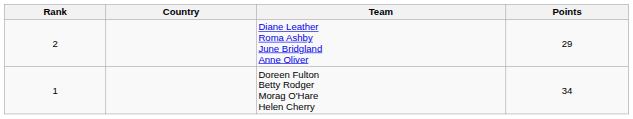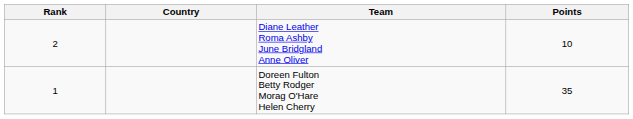(567, 43) 29 -> (567, 43) 10
(567, 91) 34 -> (567, 91) 35
